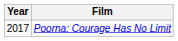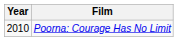(18, 28) 2017 -> (18, 28) 2010
